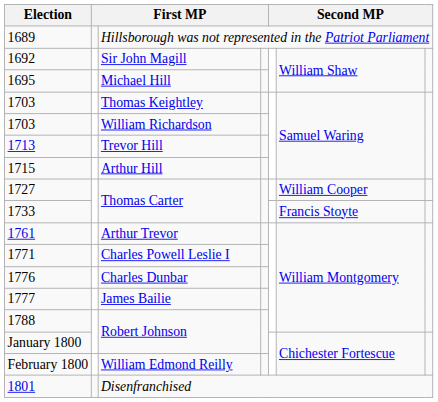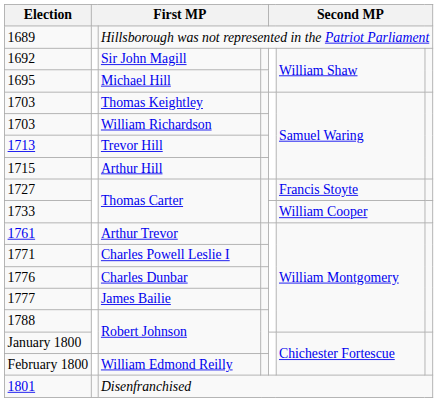(323, 189) William Cooper -> (319, 189) Francis Stoyte
(319, 211) Francis Stoyte -> (323, 211) William Cooper
